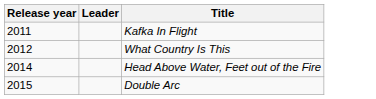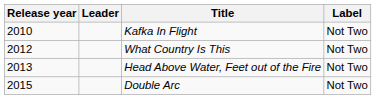+ column: (347, 13)
(19, 31) 2011 -> (20, 31) 2010
(20, 67) 2014 -> (20, 67) 2013
